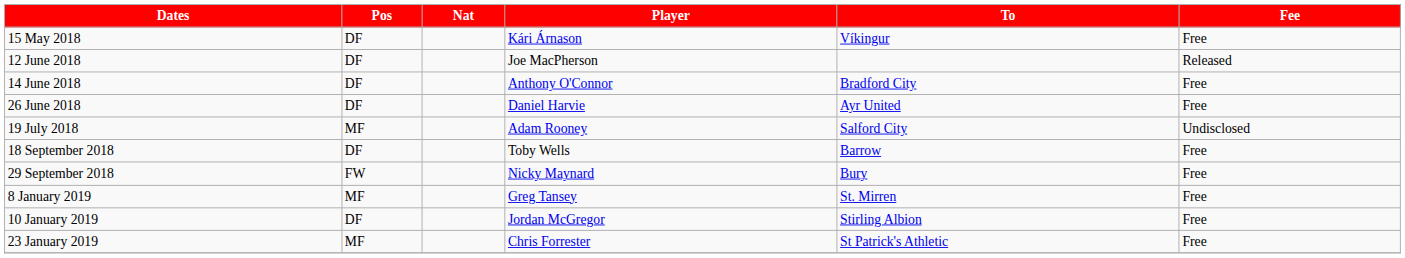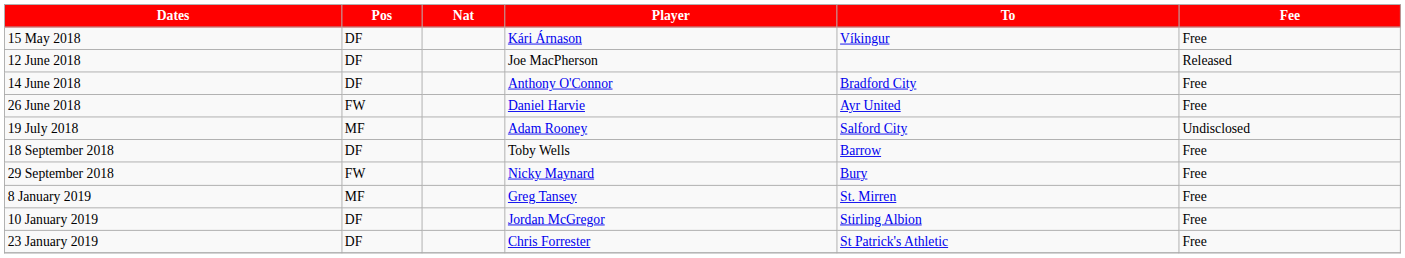(354, 106) DF -> (355, 106) FW
(355, 241) MF -> (354, 241) DF
